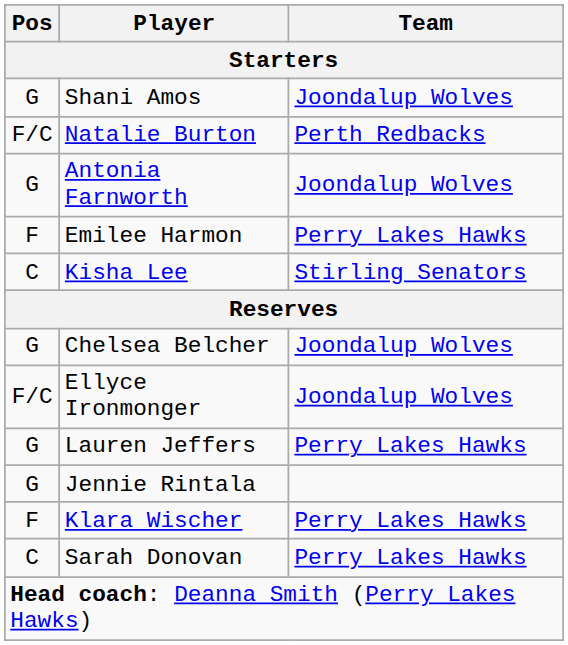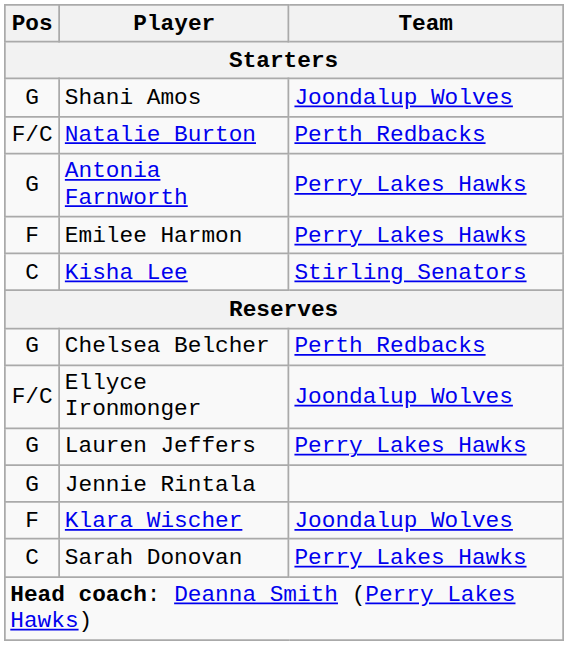(404, 185) Joondalup Wolves -> (410, 185) Perry Lakes Hawks
(404, 346) Joondalup Wolves -> (390, 346) Perth Redbacks
(410, 521) Perry Lakes Hawks -> (404, 521) Joondalup Wolves
